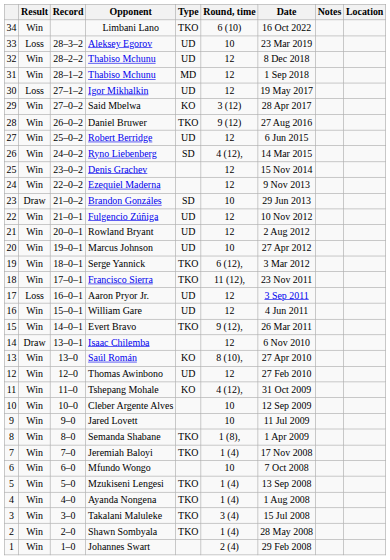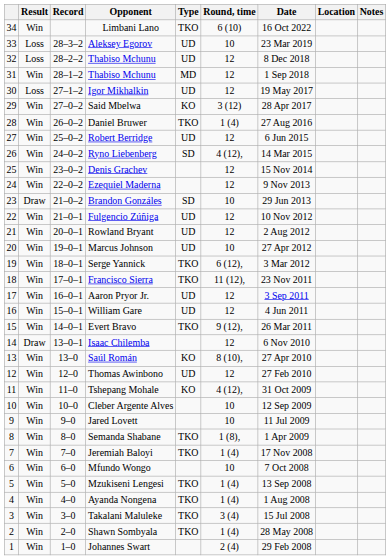columns swapped: (365, 12) <-> (329, 12)
(35, 59) Win -> (35, 59) Loss
(229, 122) 9 (12) -> (229, 122) 1 (4)
(35, 295) Loss -> (35, 295) Win
